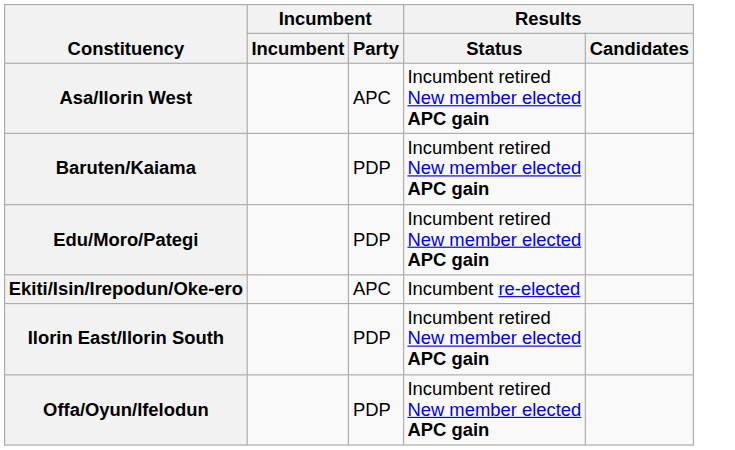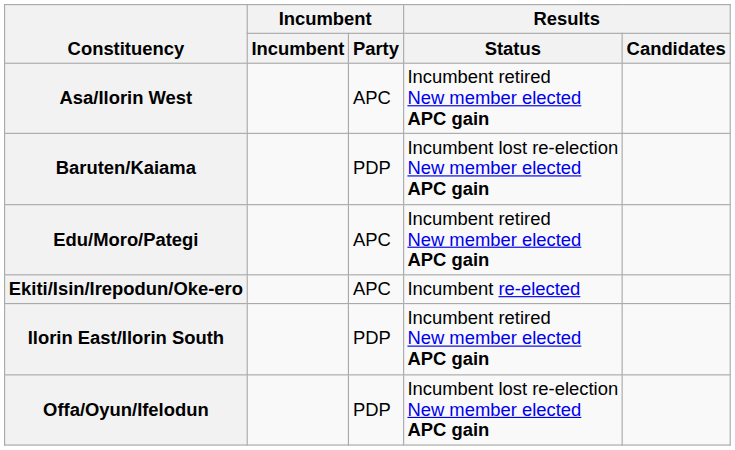(494, 168) Incumbent retired New member elected APC gain -> (513, 168) Incumbent lost re-election New member elected APC gain
(372, 239) PDP -> (372, 239) APC
(494, 409) Incumbent retired New member elected APC gain -> (513, 409) Incumbent lost re-election New member elected APC gain
